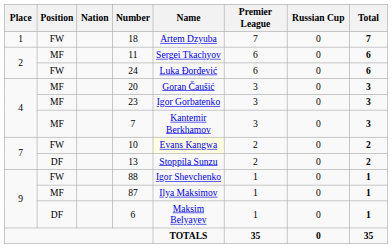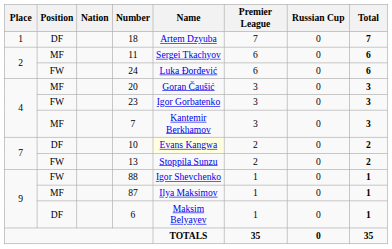(57, 39) FW -> (57, 39) DF
(57, 102) MF -> (57, 102) FW
(57, 145) FW -> (57, 145) DF
(57, 161) DF -> (57, 161) FW
